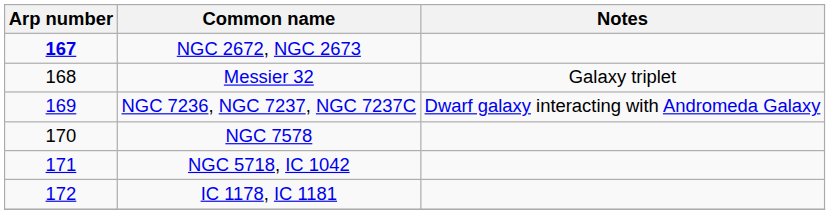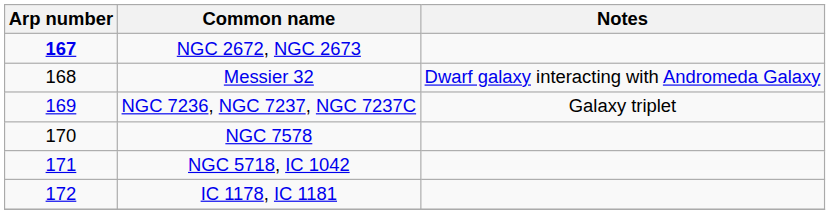(623, 77) Galaxy triplet -> (623, 77) Dwarf galaxy interacting with Andromeda Galaxy
(623, 106) Dwarf galaxy interacting with Andromeda Galaxy -> (623, 106) Galaxy triplet
